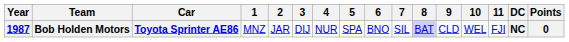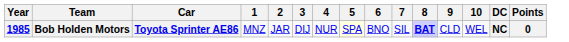- column: (498, 13)
(18, 29) 1987 -> (18, 29) 1985
(424, 29) normal -> (425, 29) bold
